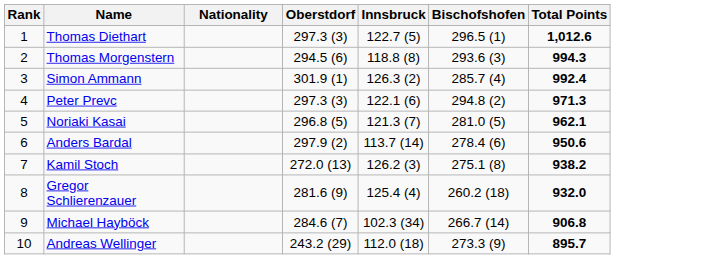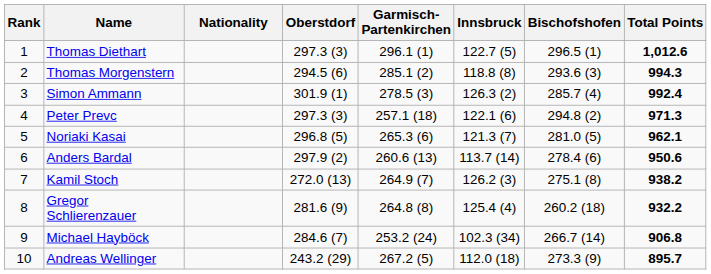+ column: (406, 22)
(569, 193) 932.0 -> (665, 208) 932.2
